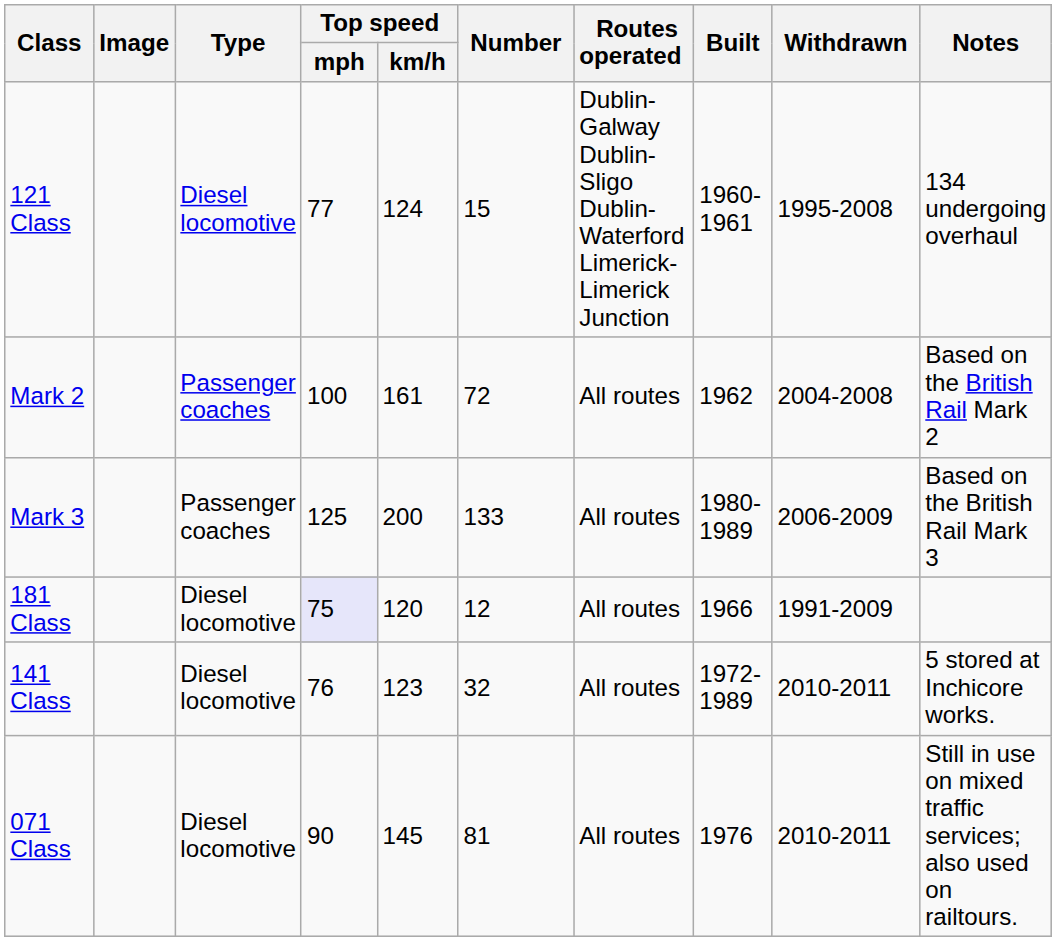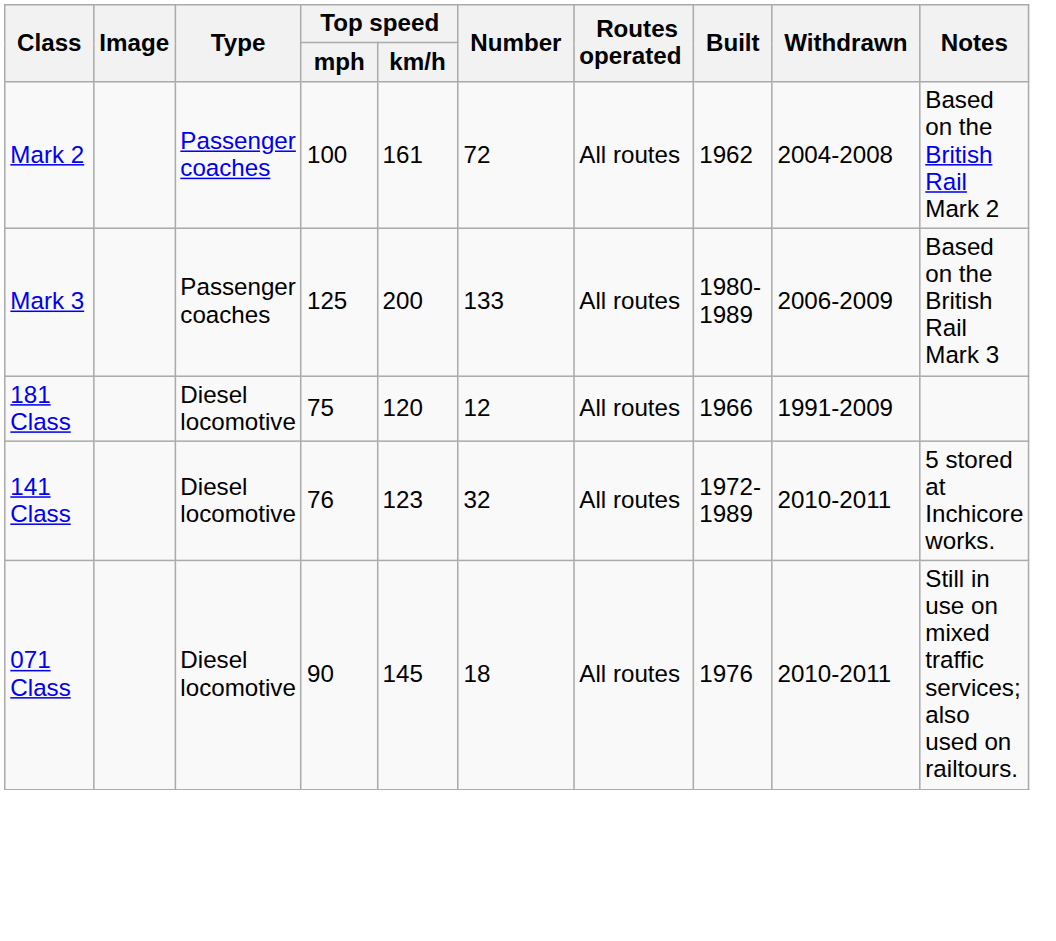- row: (41, 209)
(320, 609) lavender background -> (320, 407) no background
(477, 835) 81 -> (477, 674) 18
